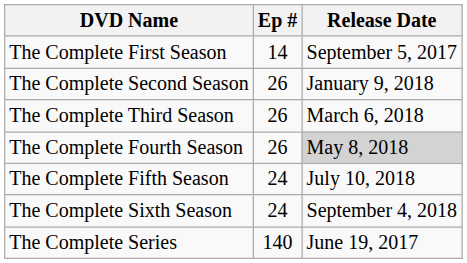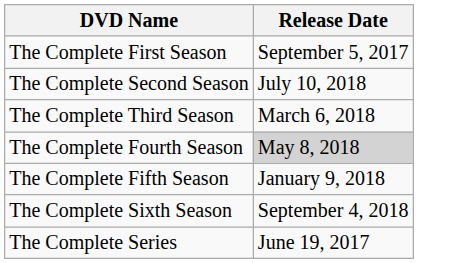- column: (278, 20)
(370, 83) January 9, 2018 -> (312, 83) July 10, 2018
(361, 178) July 10, 2018 -> (321, 178) January 9, 2018
